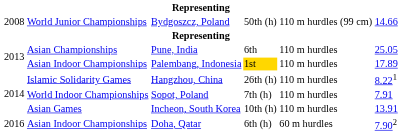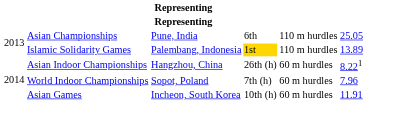- row: (190, 21)
(87, 64) Asian Indoor Championships -> (79, 50) Islamic Solidarity Games
(386, 64) 17.89 -> (352, 50) 13.89
(79, 79) Islamic Solidarity Games -> (87, 65) Asian Indoor Championships
(308, 79) 110 m hurdles -> (306, 65) 60 m hurdles
(308, 95) 110 m hurdles -> (306, 81) 60 m hurdles
(384, 95) 7.91 -> (349, 81) 7.96
(308, 109) 110 m hurdles -> (306, 95) 60 m hurdles
(386, 109) 13.91 -> (351, 95) 11.91
- row: (176, 124)
